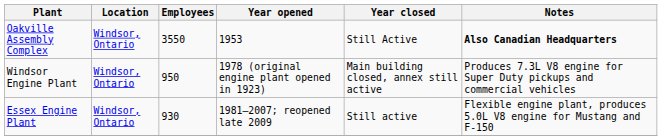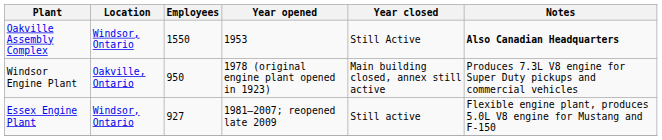(173, 39) 3550 -> (178, 39) 1550
(117, 78) Windsor, Ontario -> (119, 78) Oakville, Ontario
(170, 116) 930 -> (175, 116) 927
